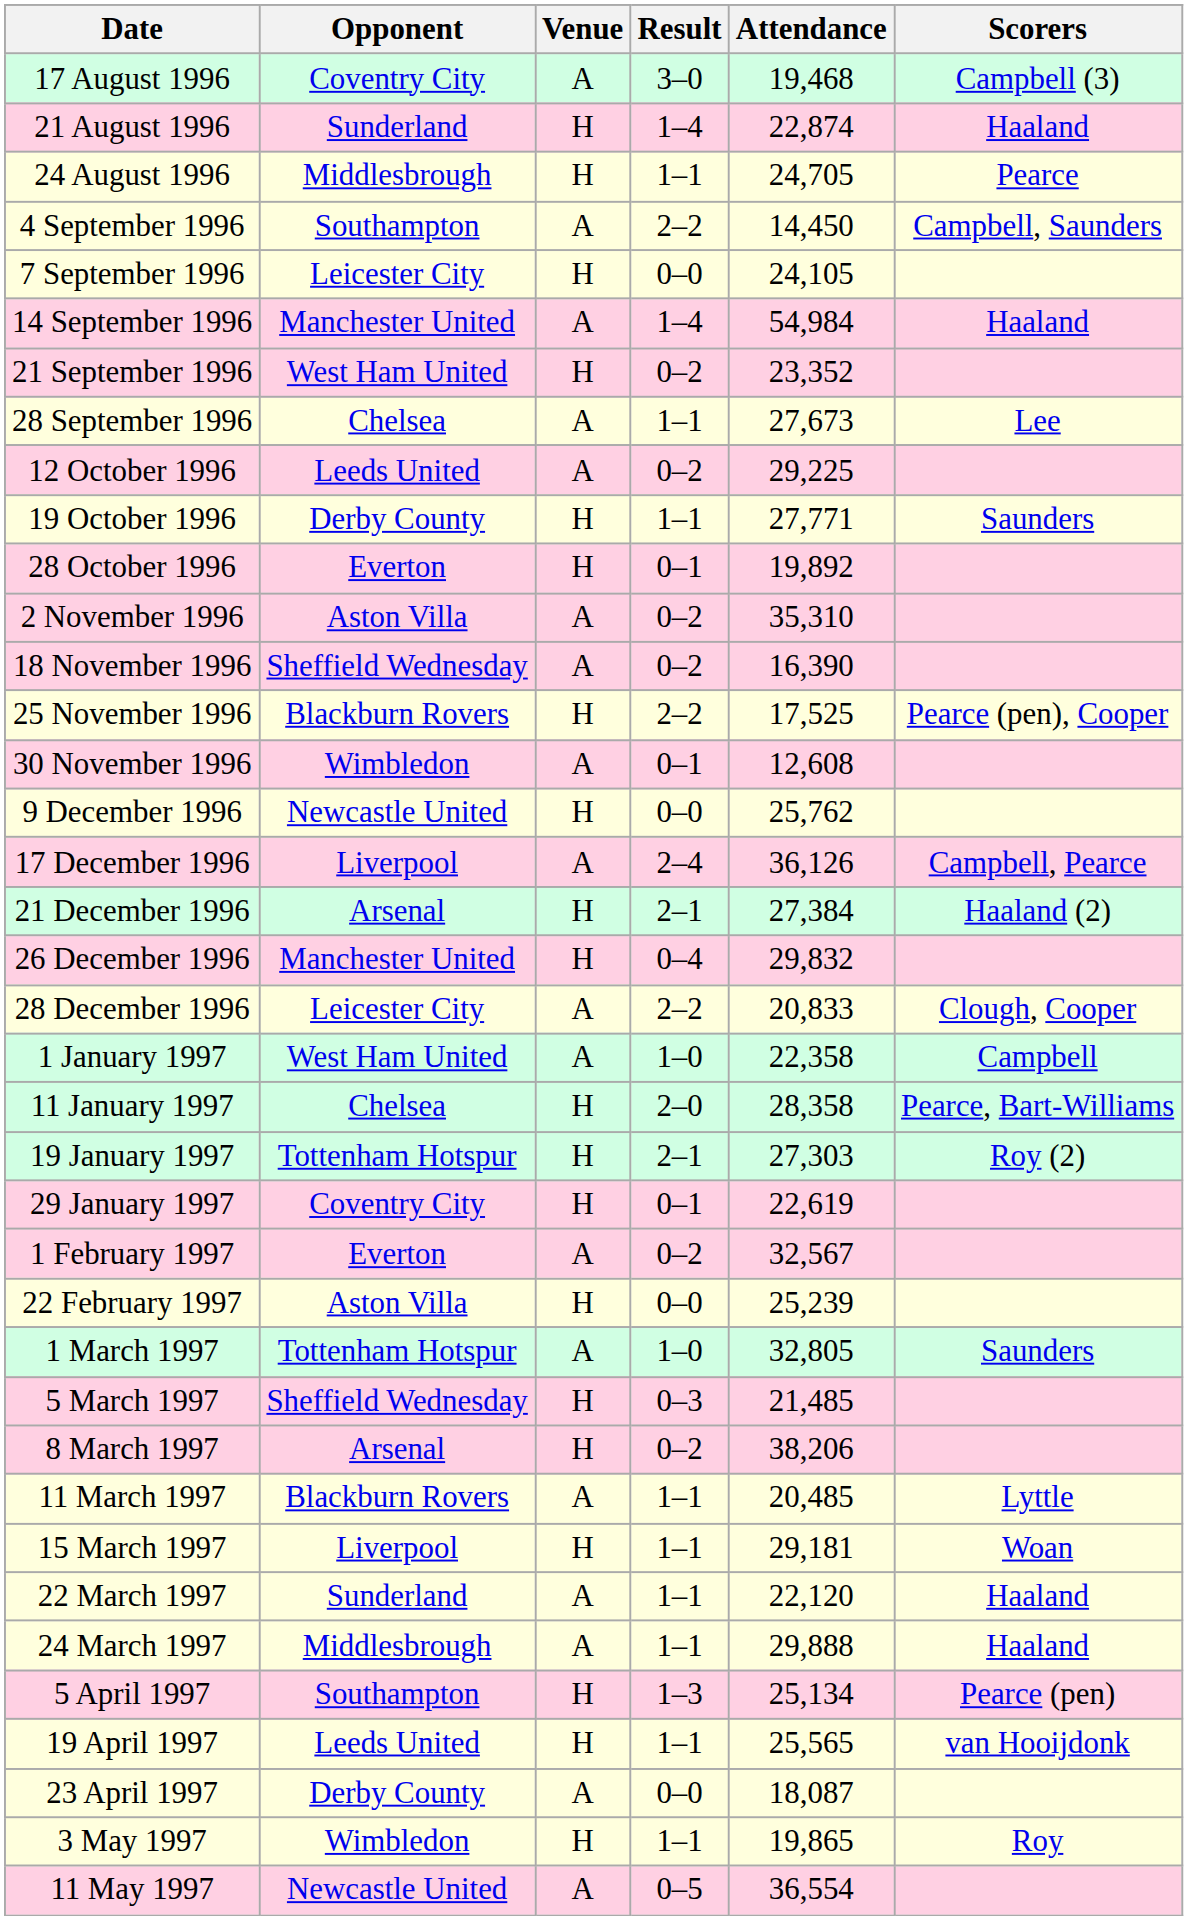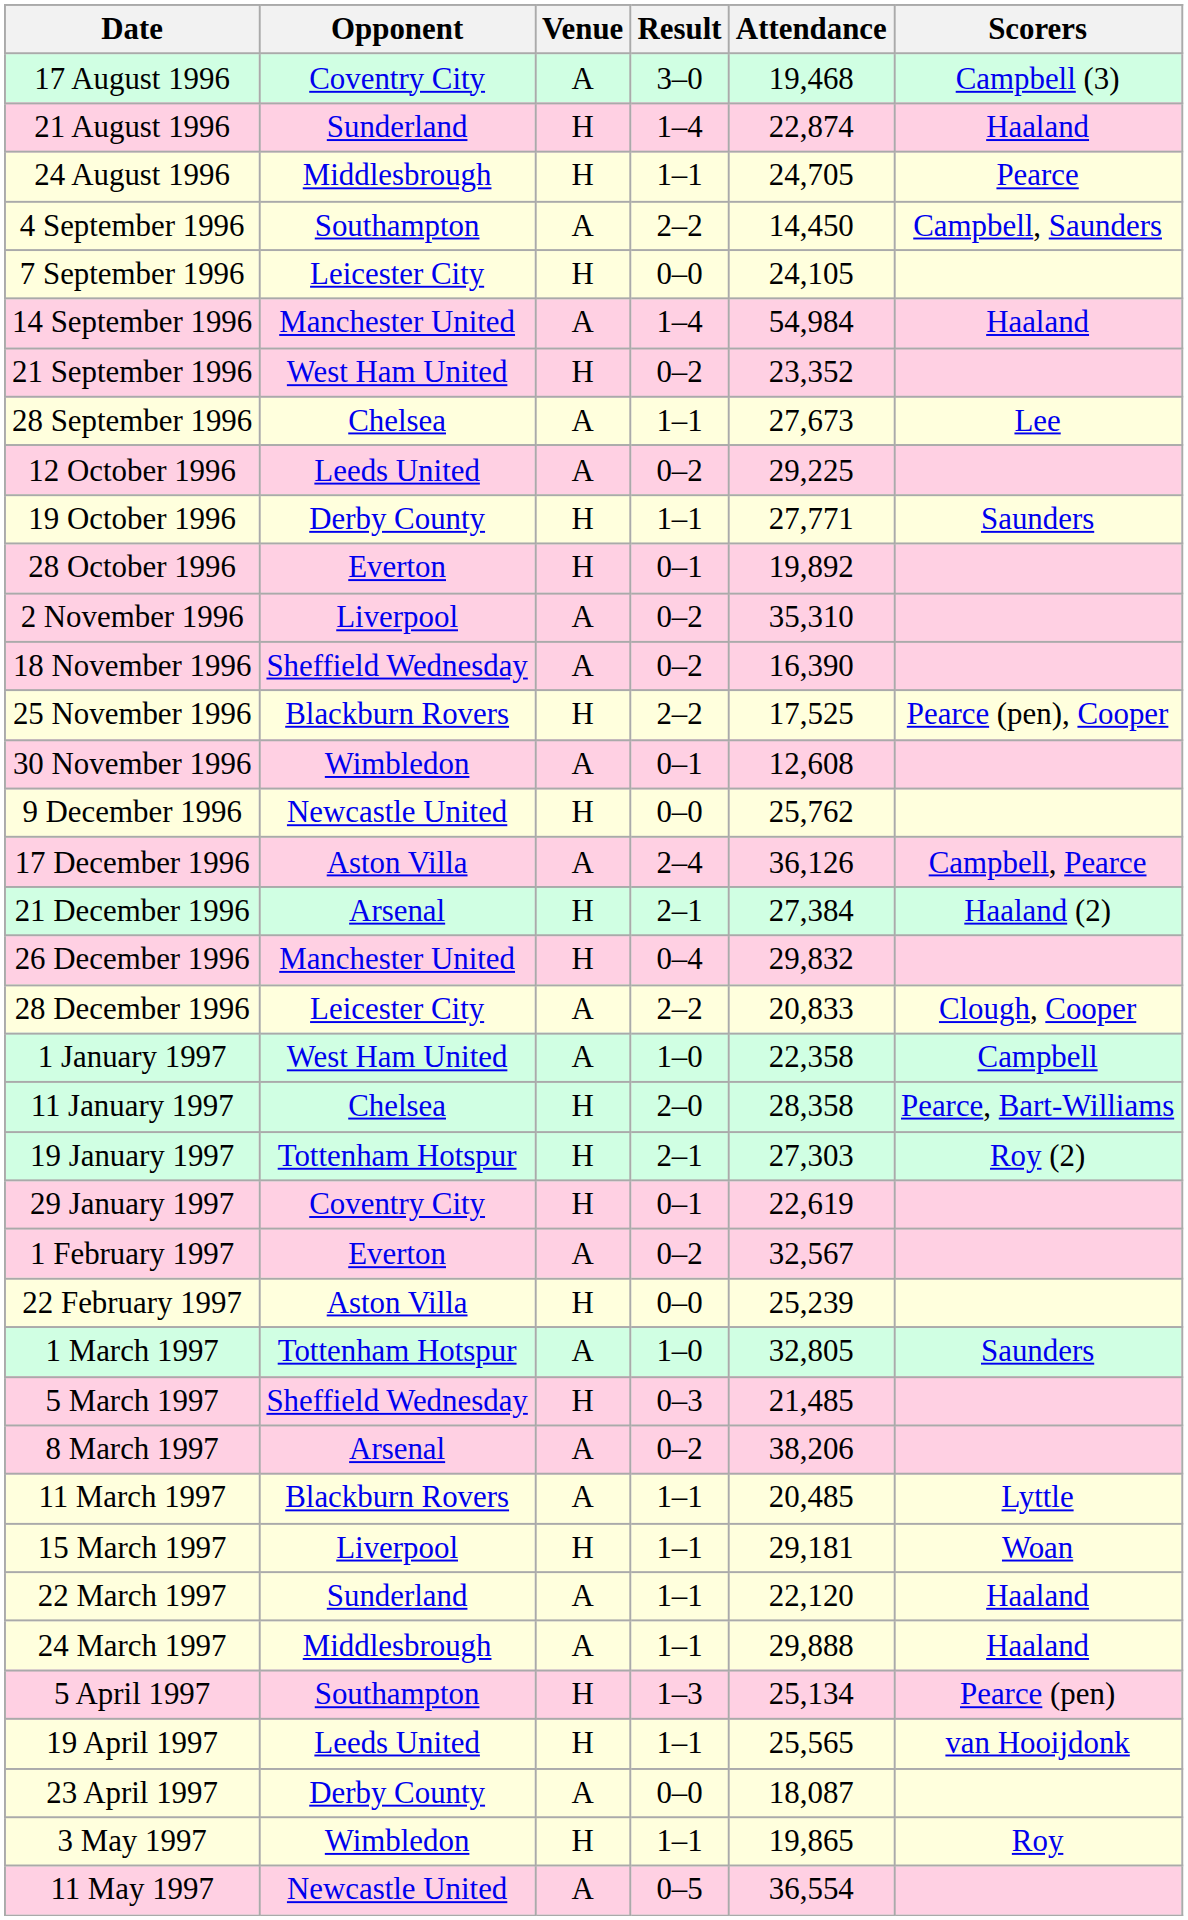(397, 616) Aston Villa -> (397, 616) Liverpool
(397, 861) Liverpool -> (397, 861) Aston Villa
(583, 1449) H -> (583, 1449) A
